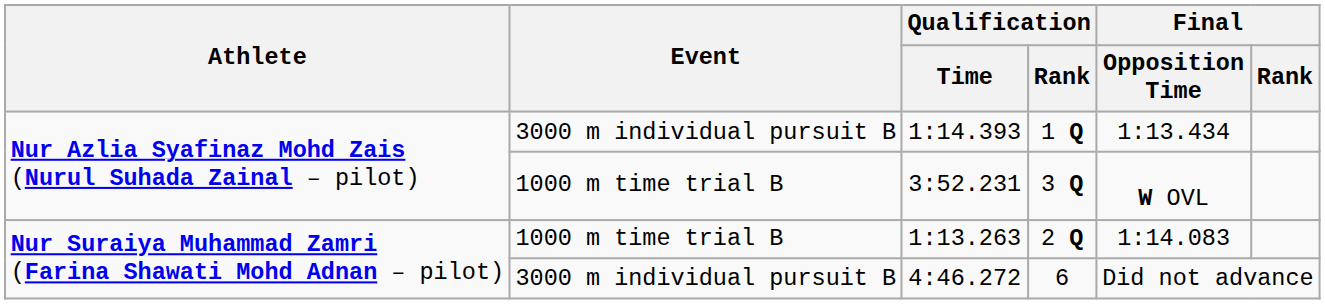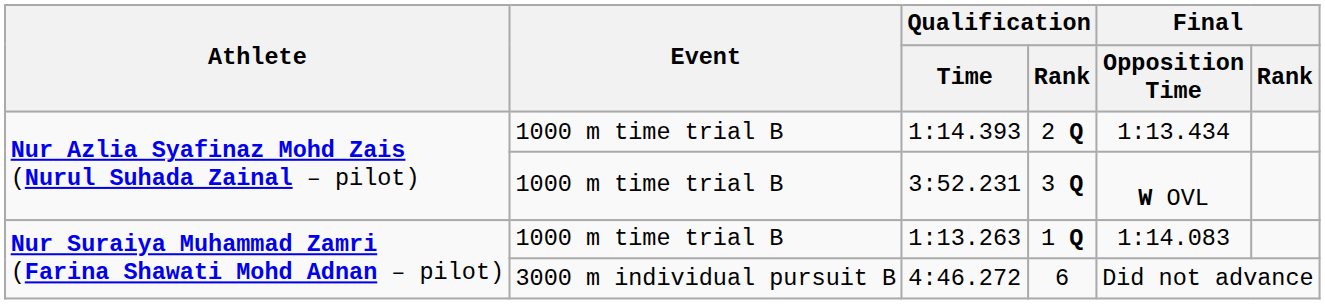(706, 132) 3000 m individual pursuit B -> (649, 132) 1000 m time trial B
(1062, 132) 1 Q -> (1062, 132) 2 Q
(1062, 239) 2 Q -> (1062, 239) 1 Q
